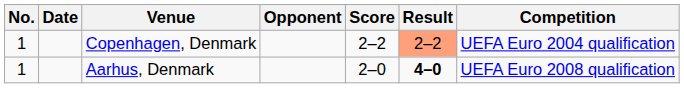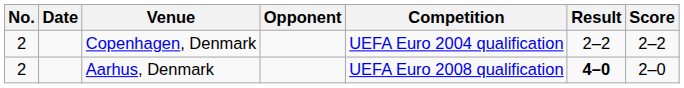columns swapped: (372, 17) <-> (568, 17)
(22, 43) 1 -> (22, 43) 2
(428, 43) lightsalmon background -> (596, 43) no background
(22, 69) 1 -> (22, 69) 2
